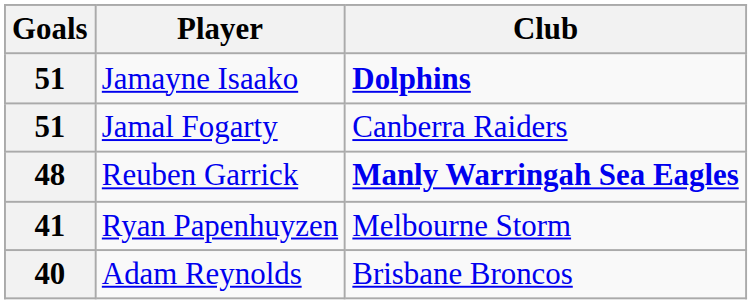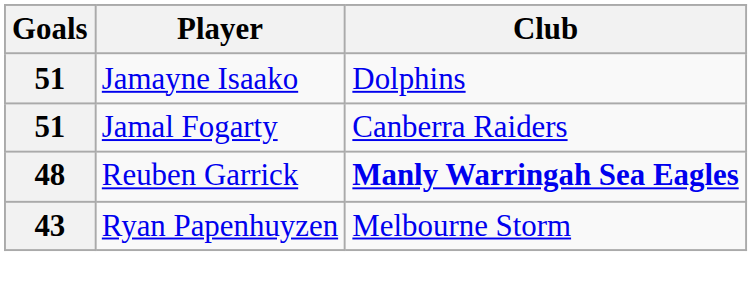(412, 77) bold -> (409, 77) normal
(50, 224) 41 -> (50, 224) 43
- row: (202, 273)
